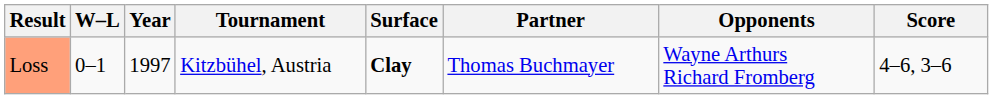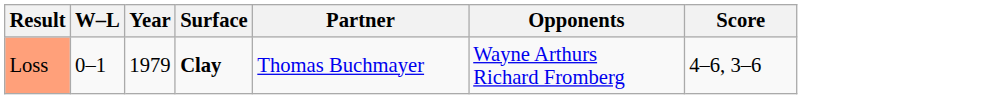- column: (270, 20)
(150, 65) 1997 -> (150, 65) 1979
